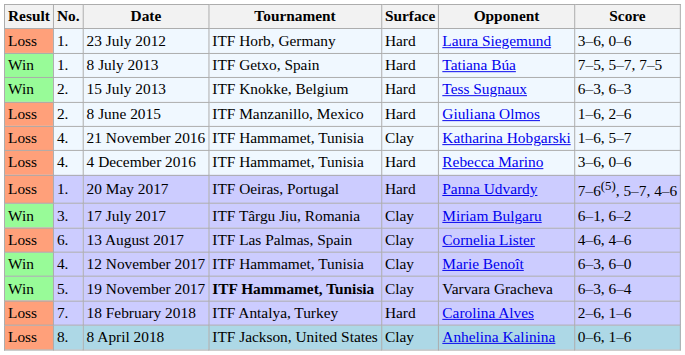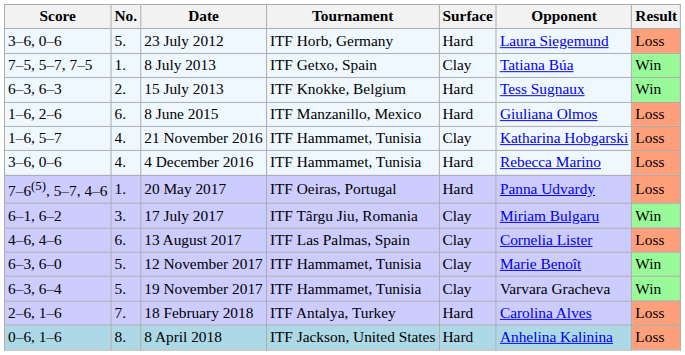columns swapped: (29, 16) <-> (627, 16)
(63, 41) 1. -> (120, 41) 5.
(400, 65) Hard -> (457, 65) Clay
(63, 114) 2. -> (120, 114) 6.
(63, 264) 4. -> (120, 264) 5.
(293, 288) bold -> (346, 288) normal
(399, 337) Clay -> (458, 337) Hard
